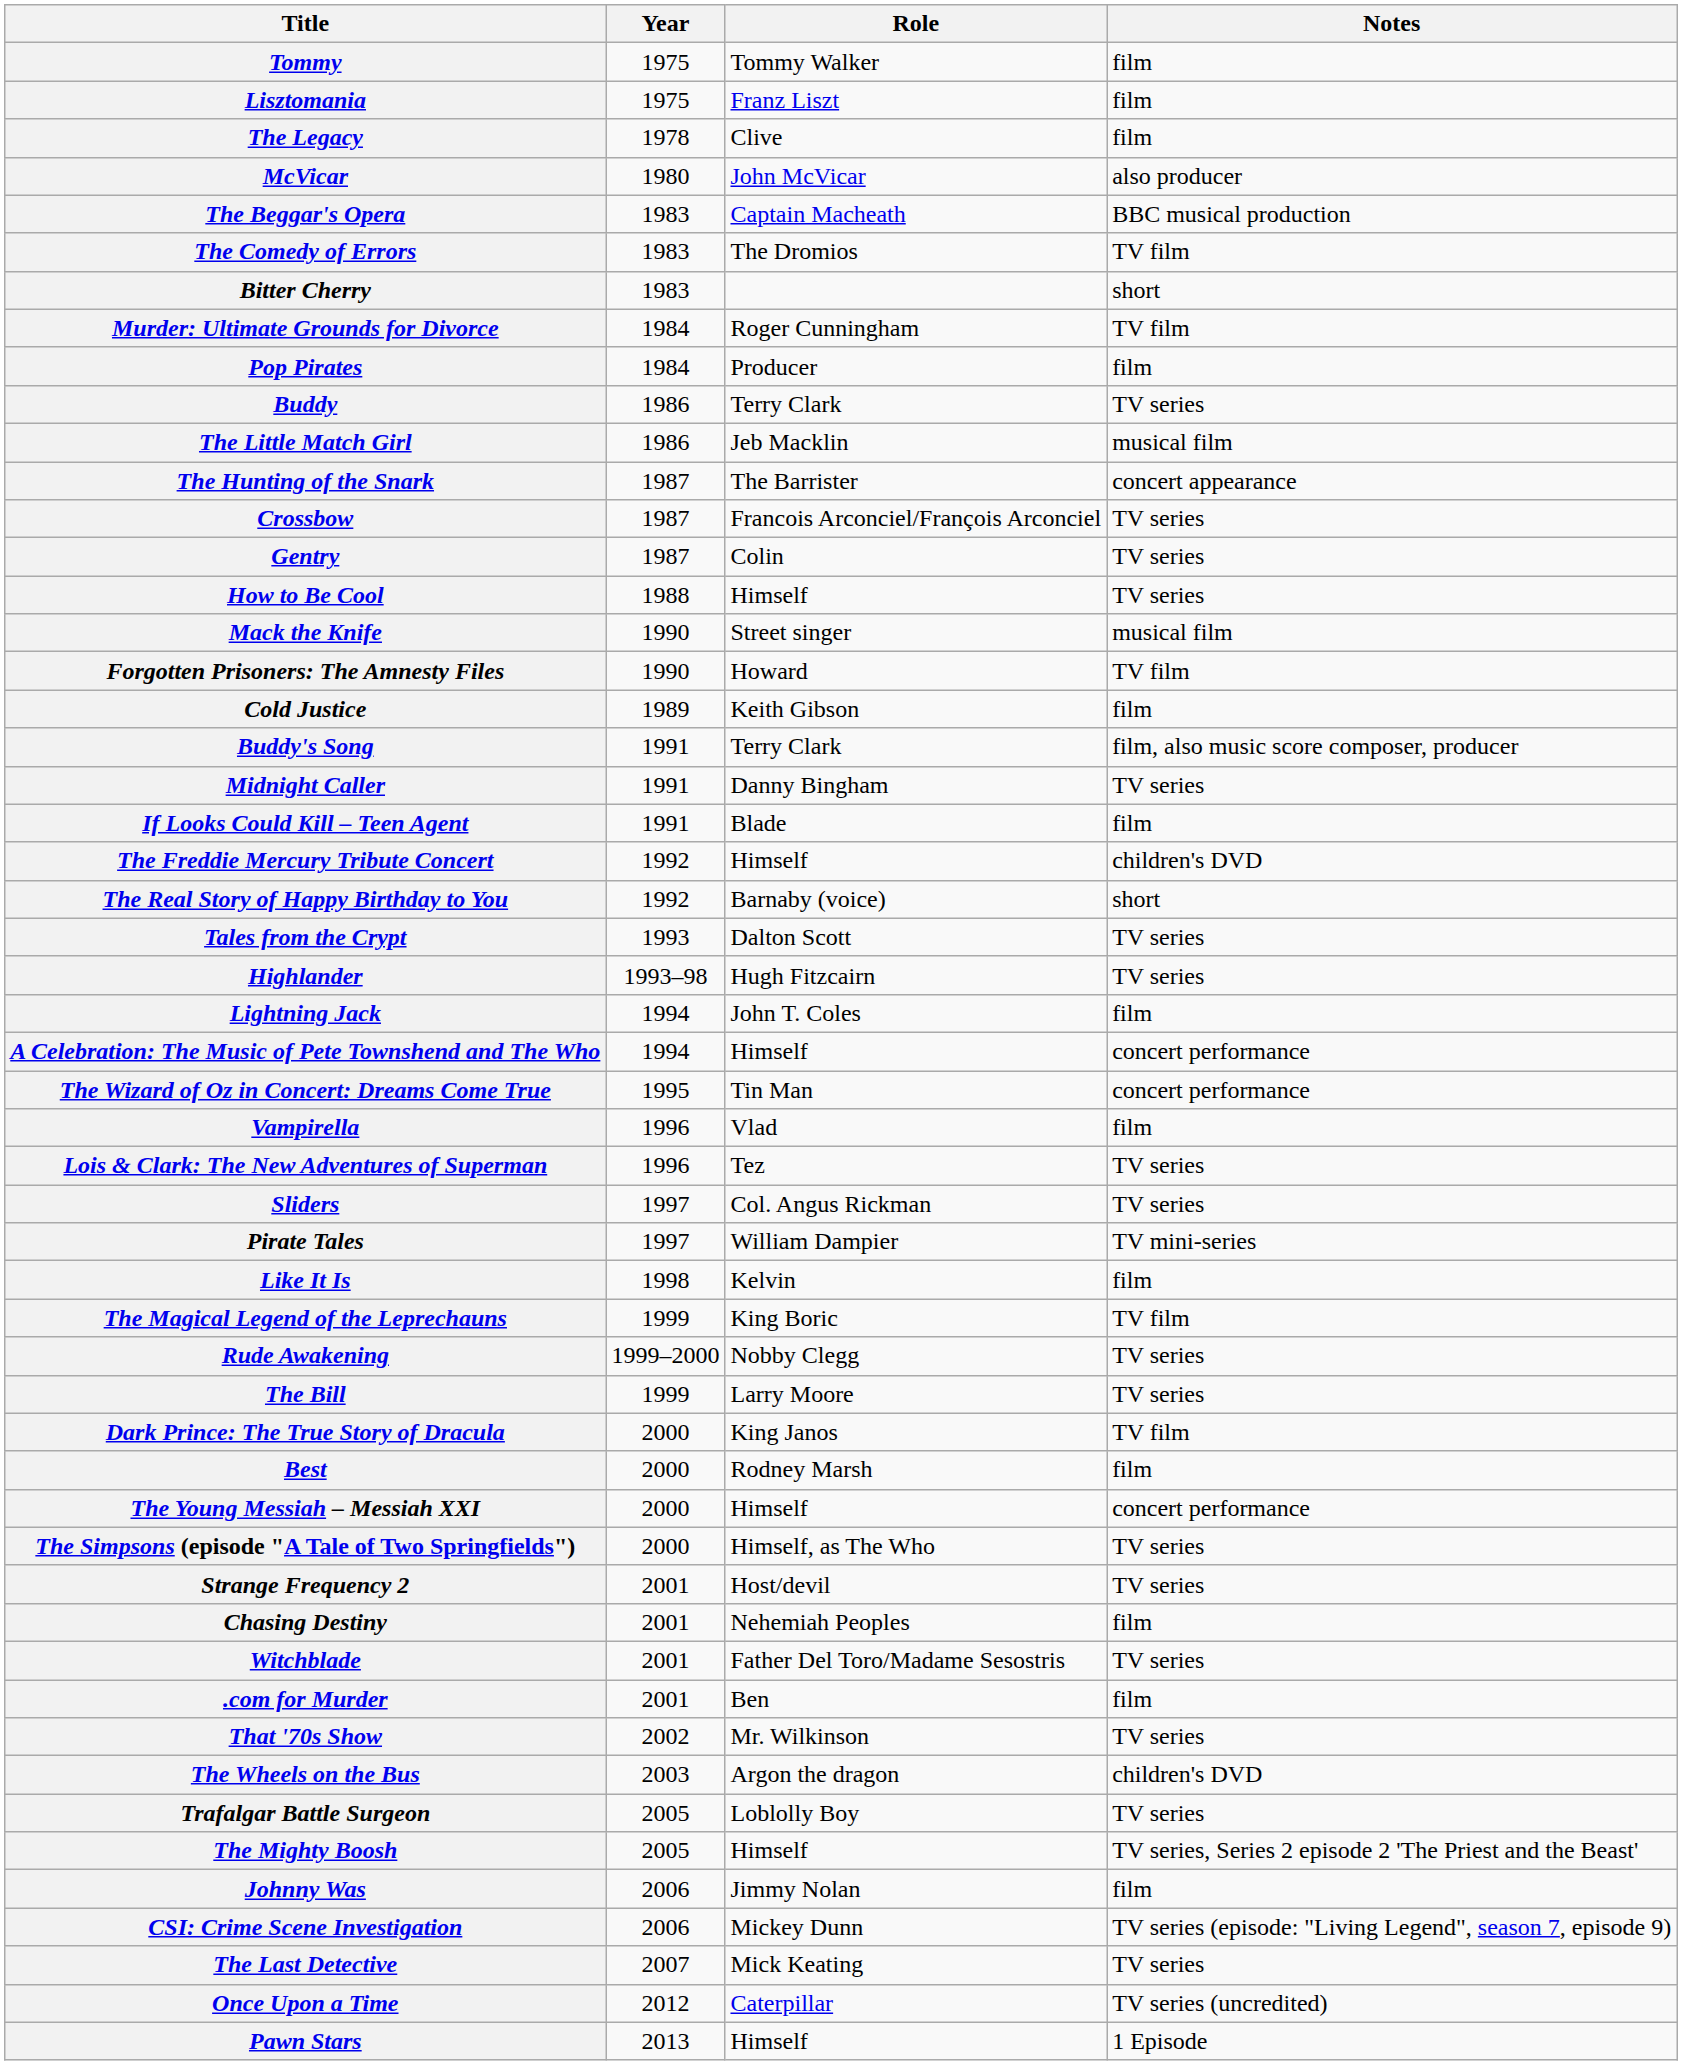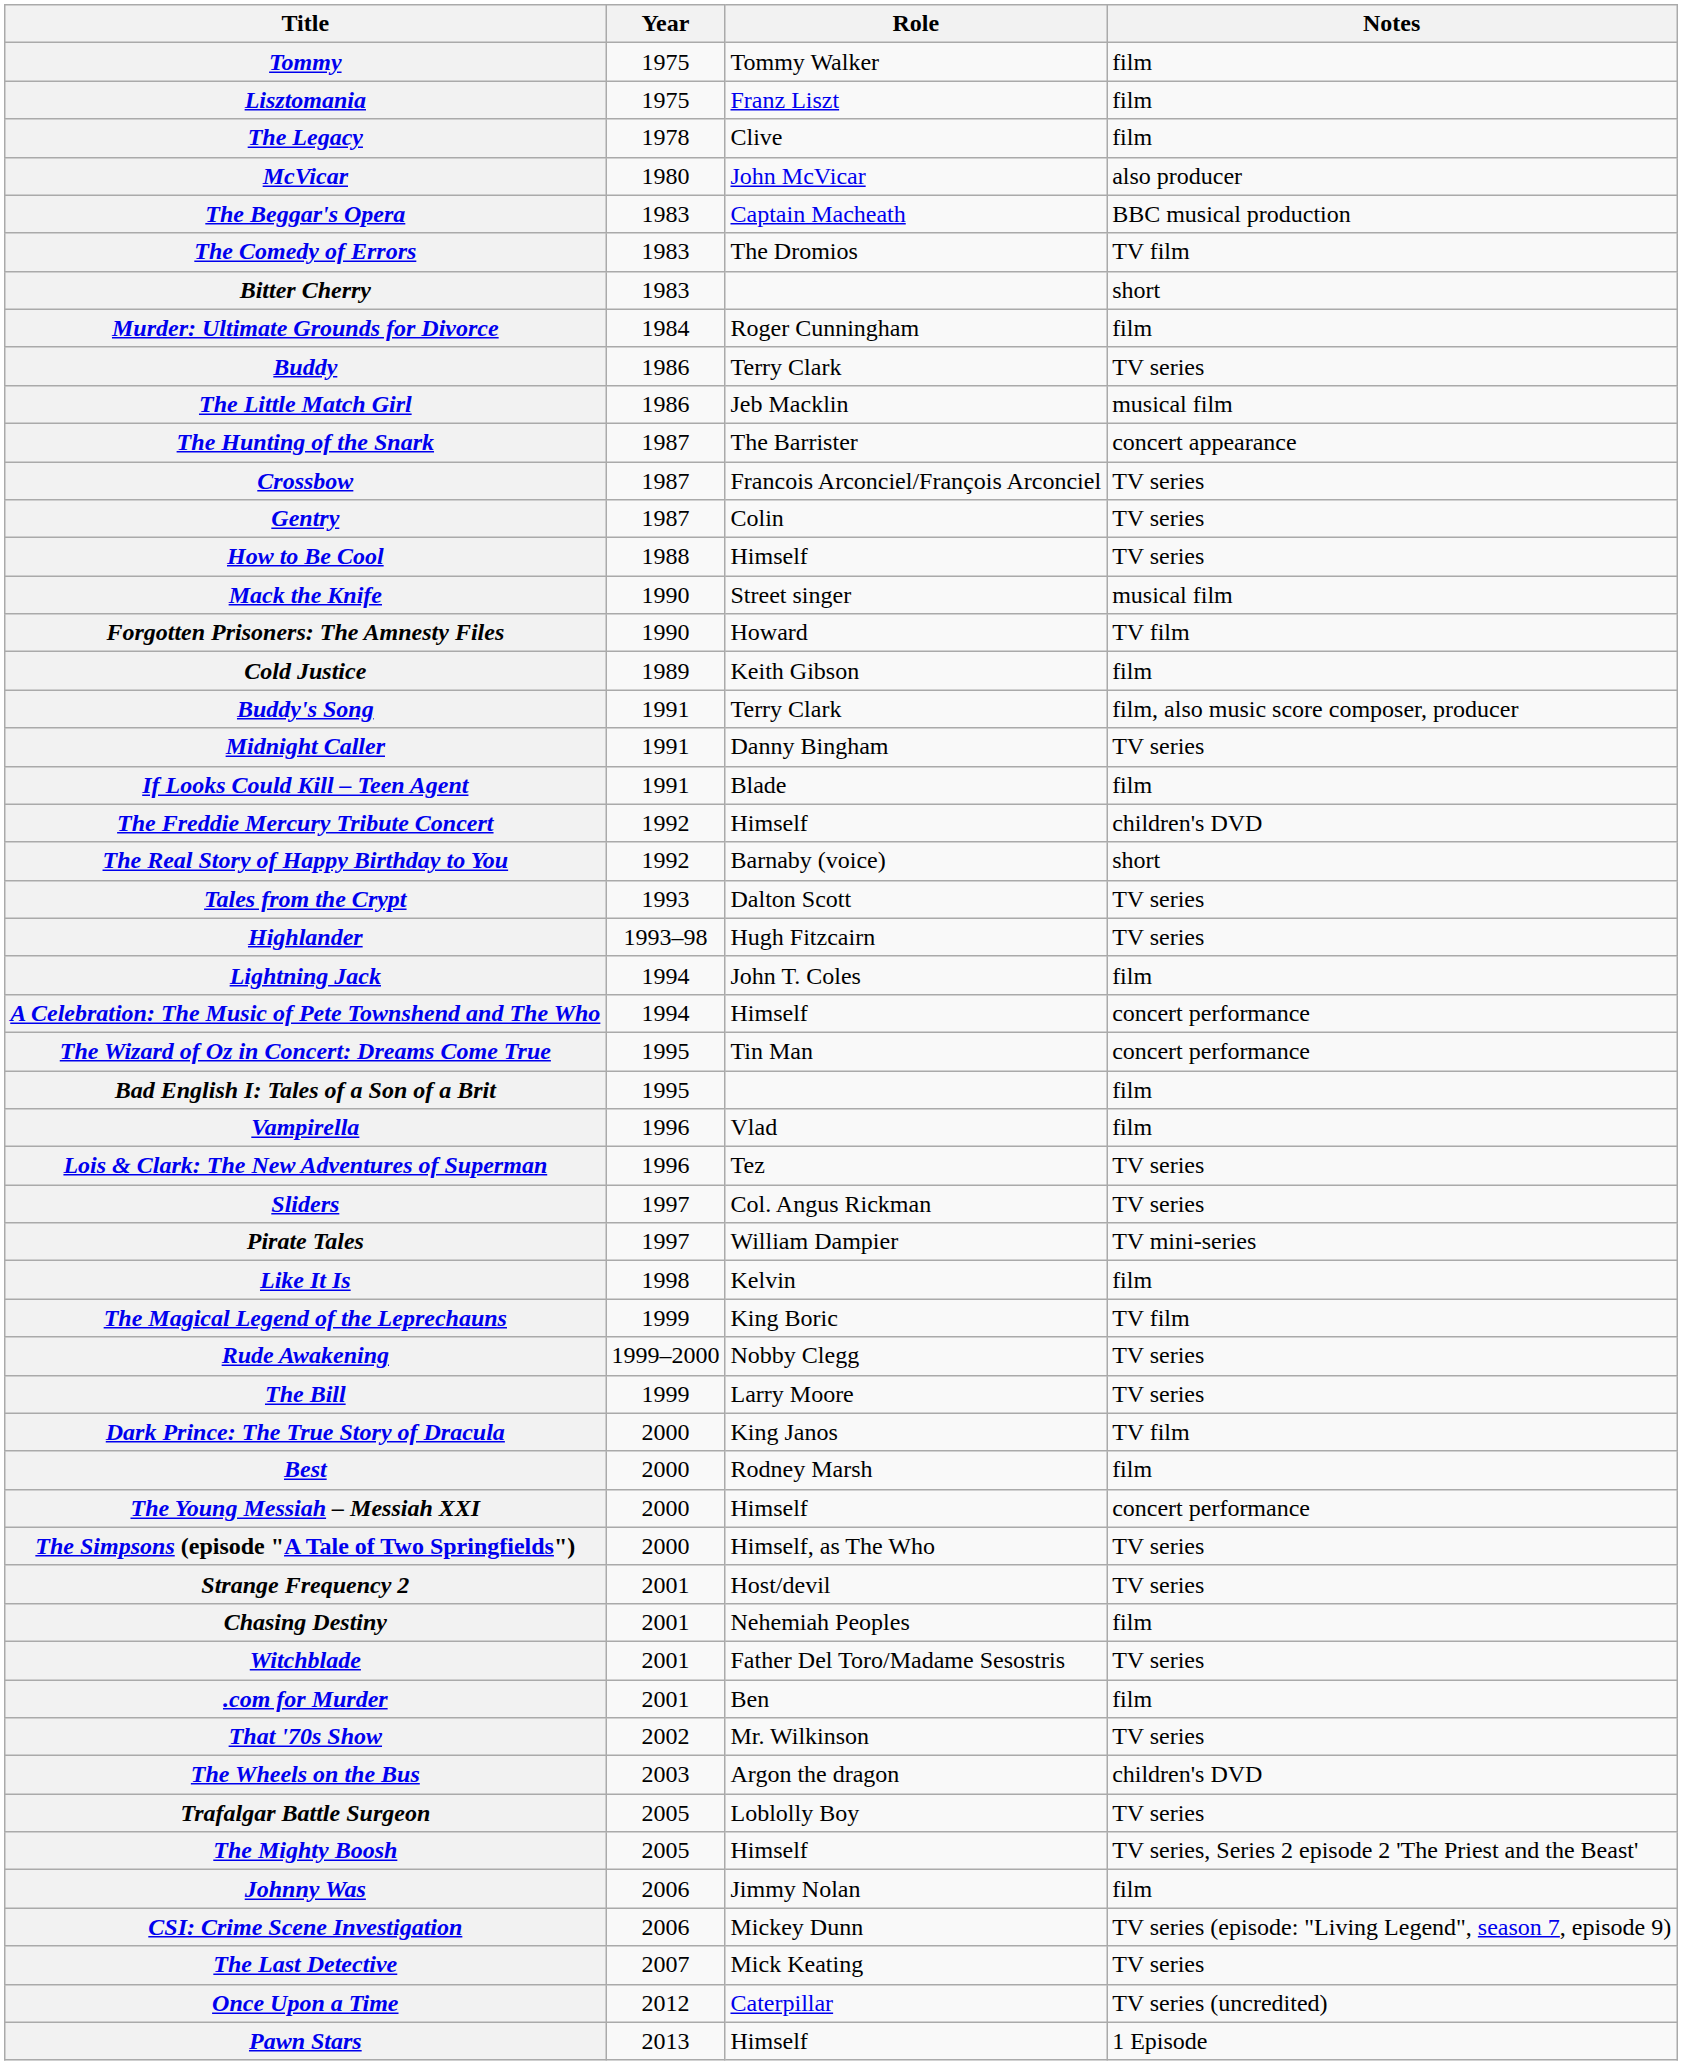(1151, 328) TV film -> (1132, 328) film
- row: (305, 366)
+ row: (305, 1089)
